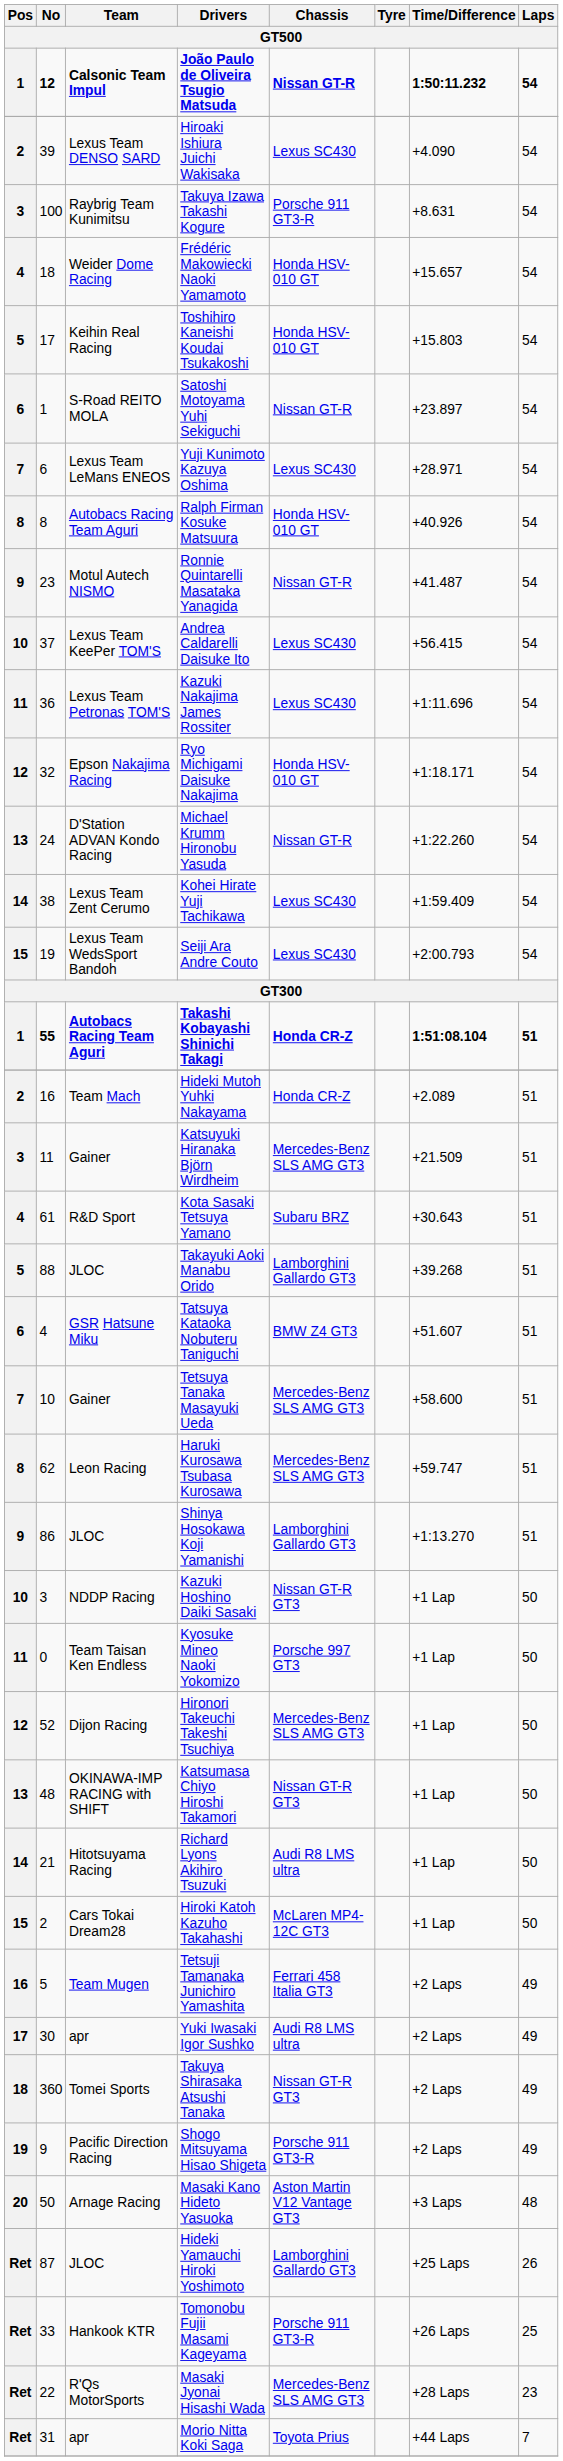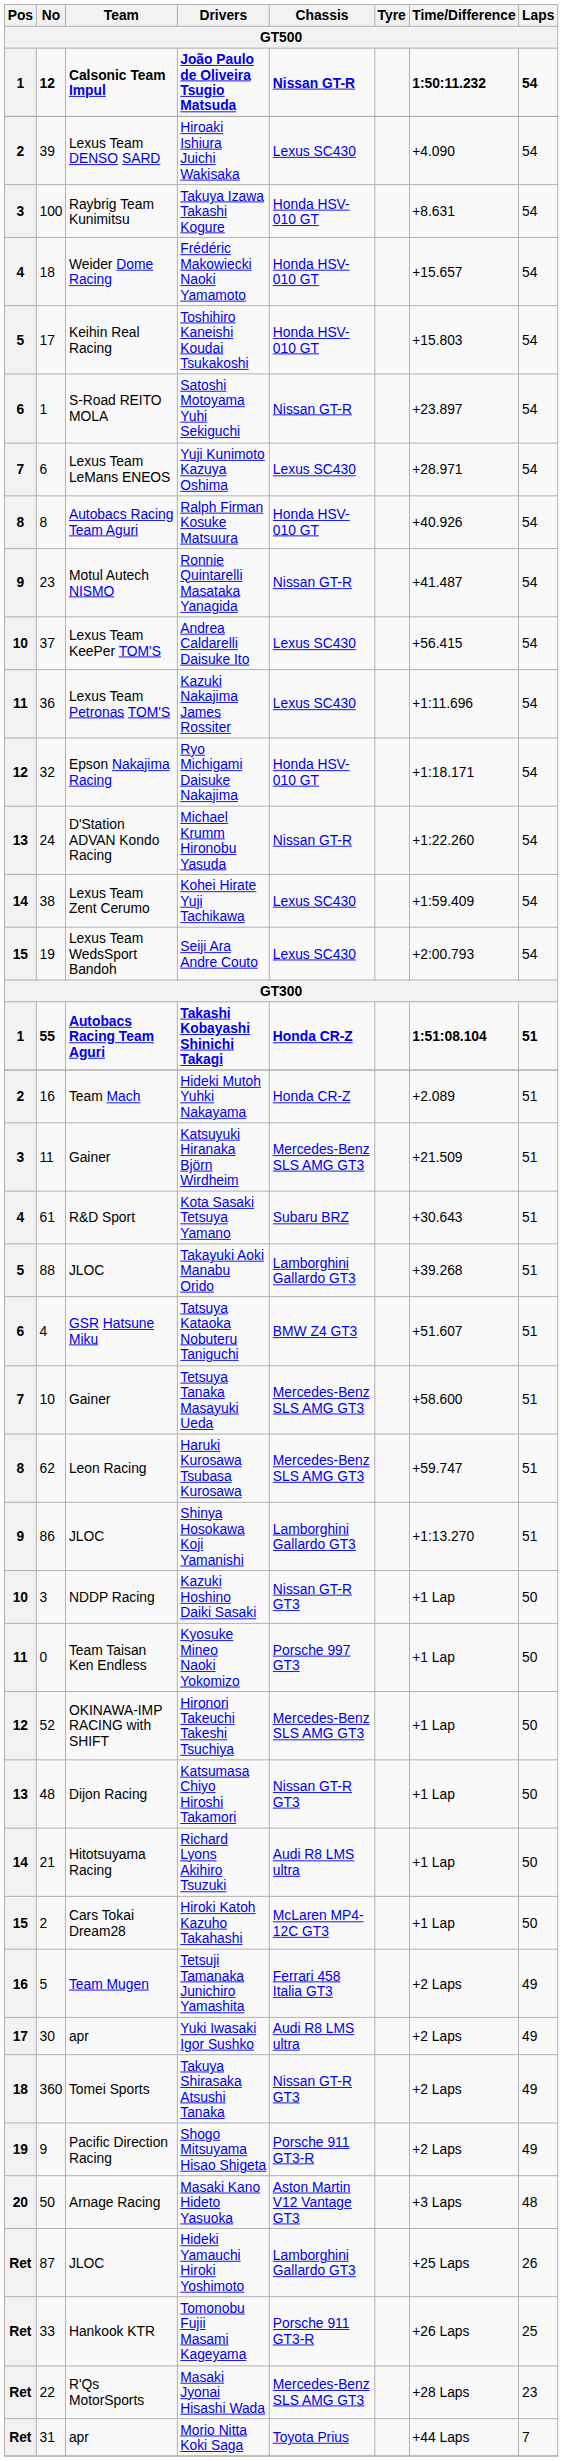(311, 211) Porsche 911 GT3-R -> (311, 211) Honda HSV-010 GT
(108, 1726) Dijon Racing -> (116, 1726) OKINAWA-IMP RACING with SHIFT
(116, 1794) OKINAWA-IMP RACING with SHIFT -> (108, 1794) Dijon Racing
